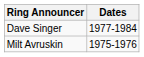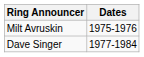rows swapped: (35, 44) <-> (34, 28)
